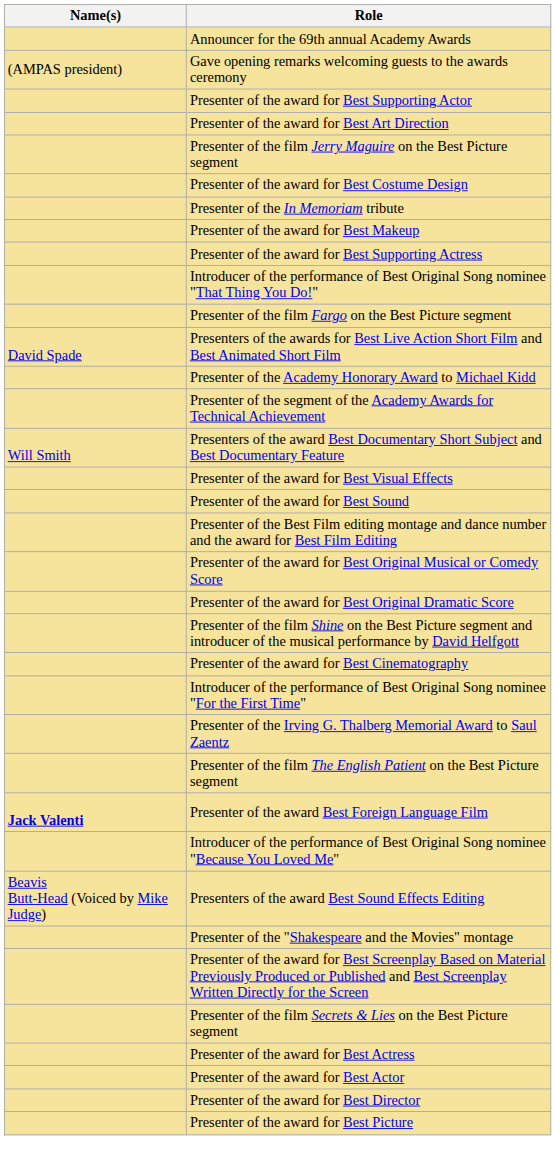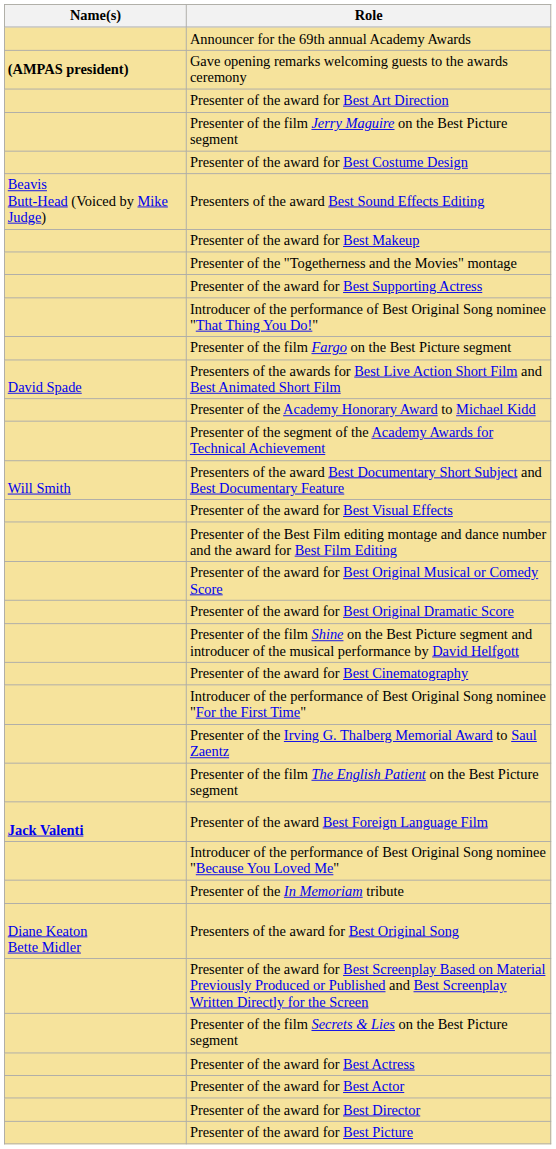(65, 69) normal -> (68, 69) bold
- row: (331, 100)
rows swapped: (337, 898) <-> (297, 208)
+ row: (353, 263)
- row: (299, 501)
+ row: (324, 930)
- row: (352, 937)
